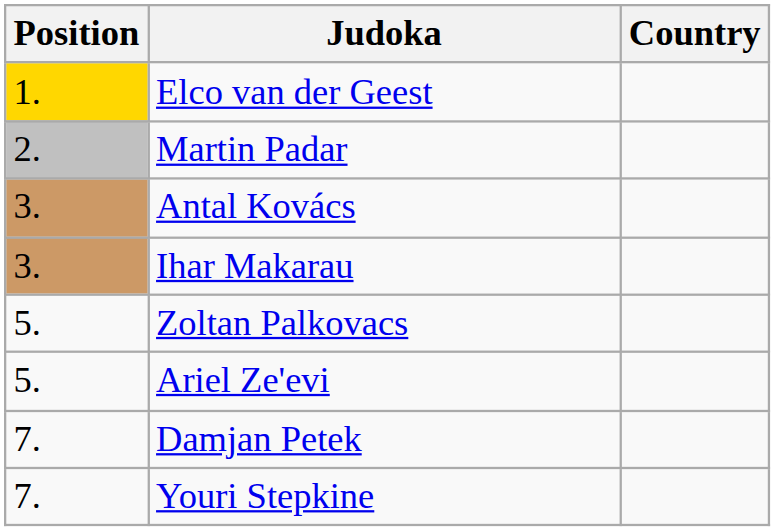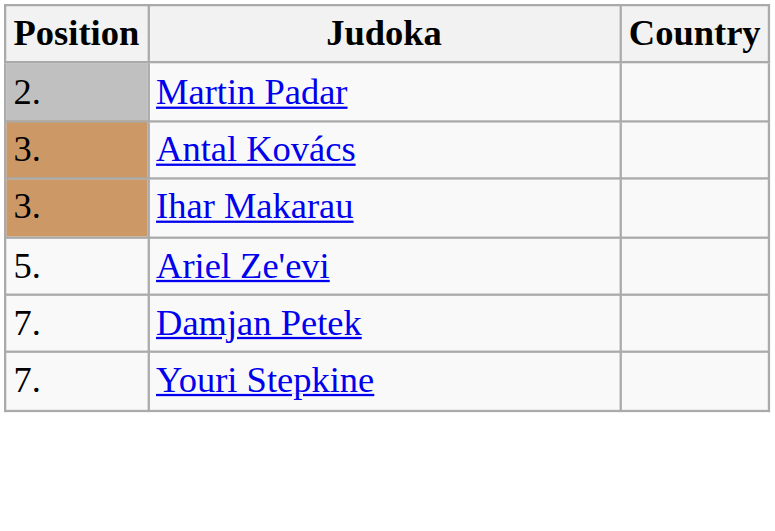- row: (294, 91)
- row: (282, 322)
